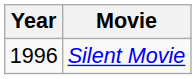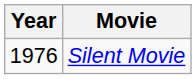(34, 55) 1996 -> (34, 55) 1976
